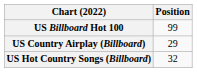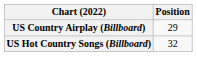- row: (79, 28)
